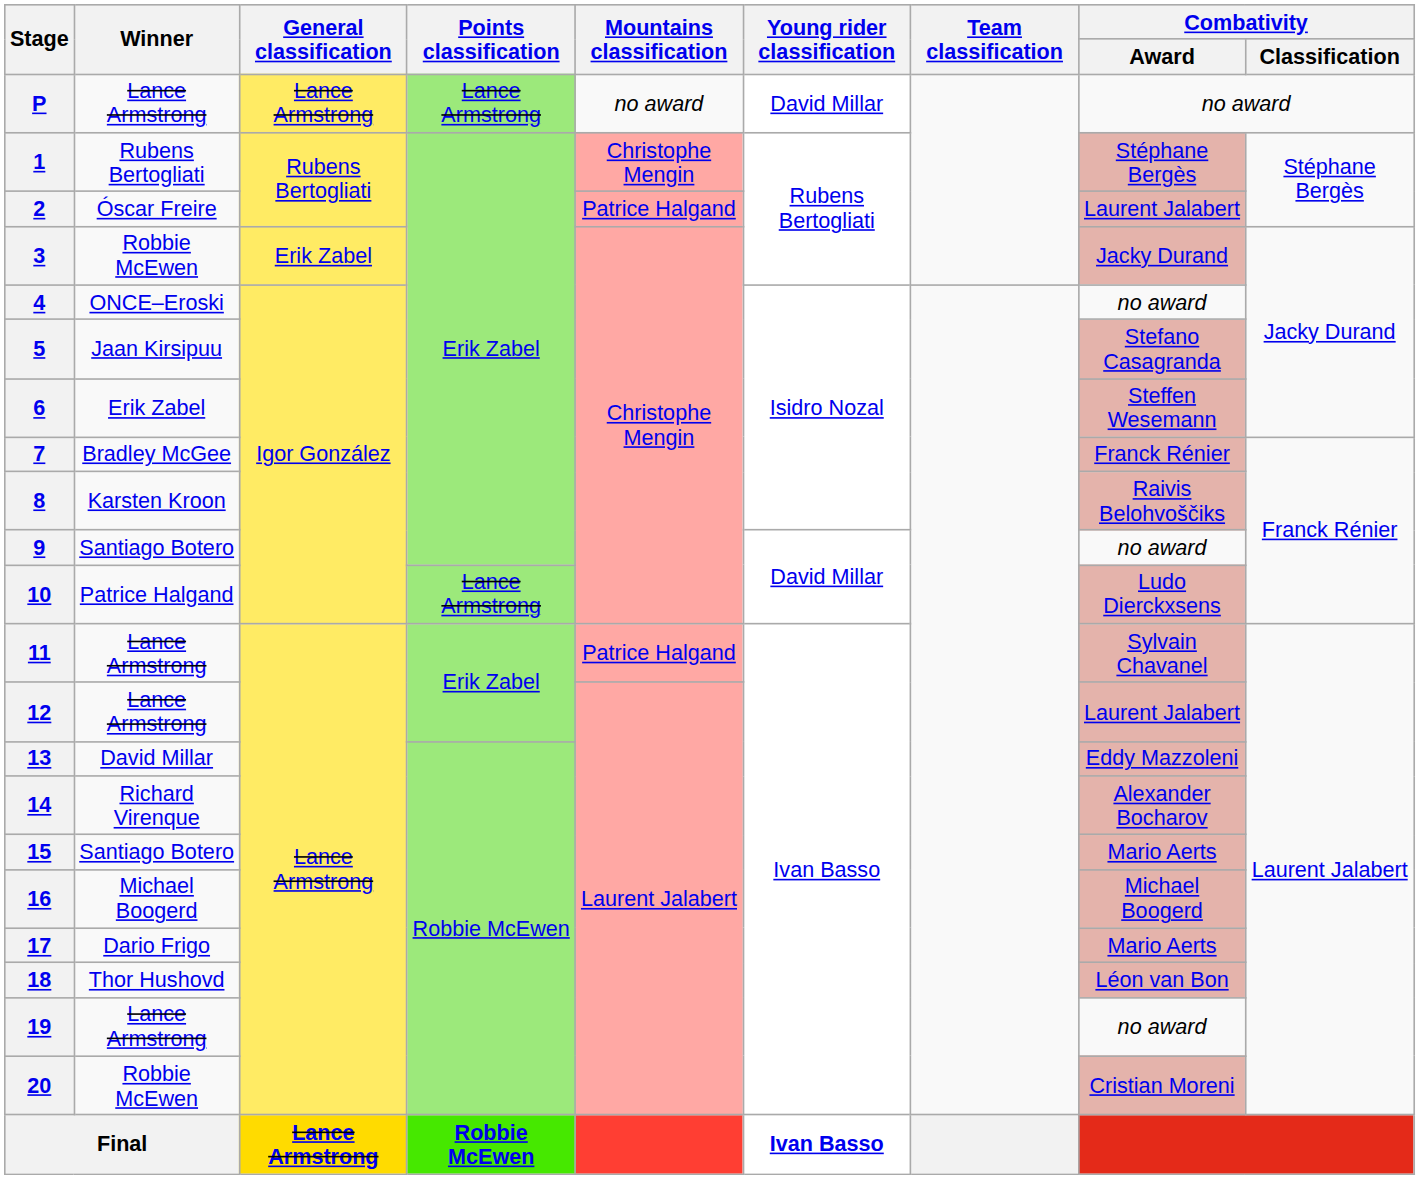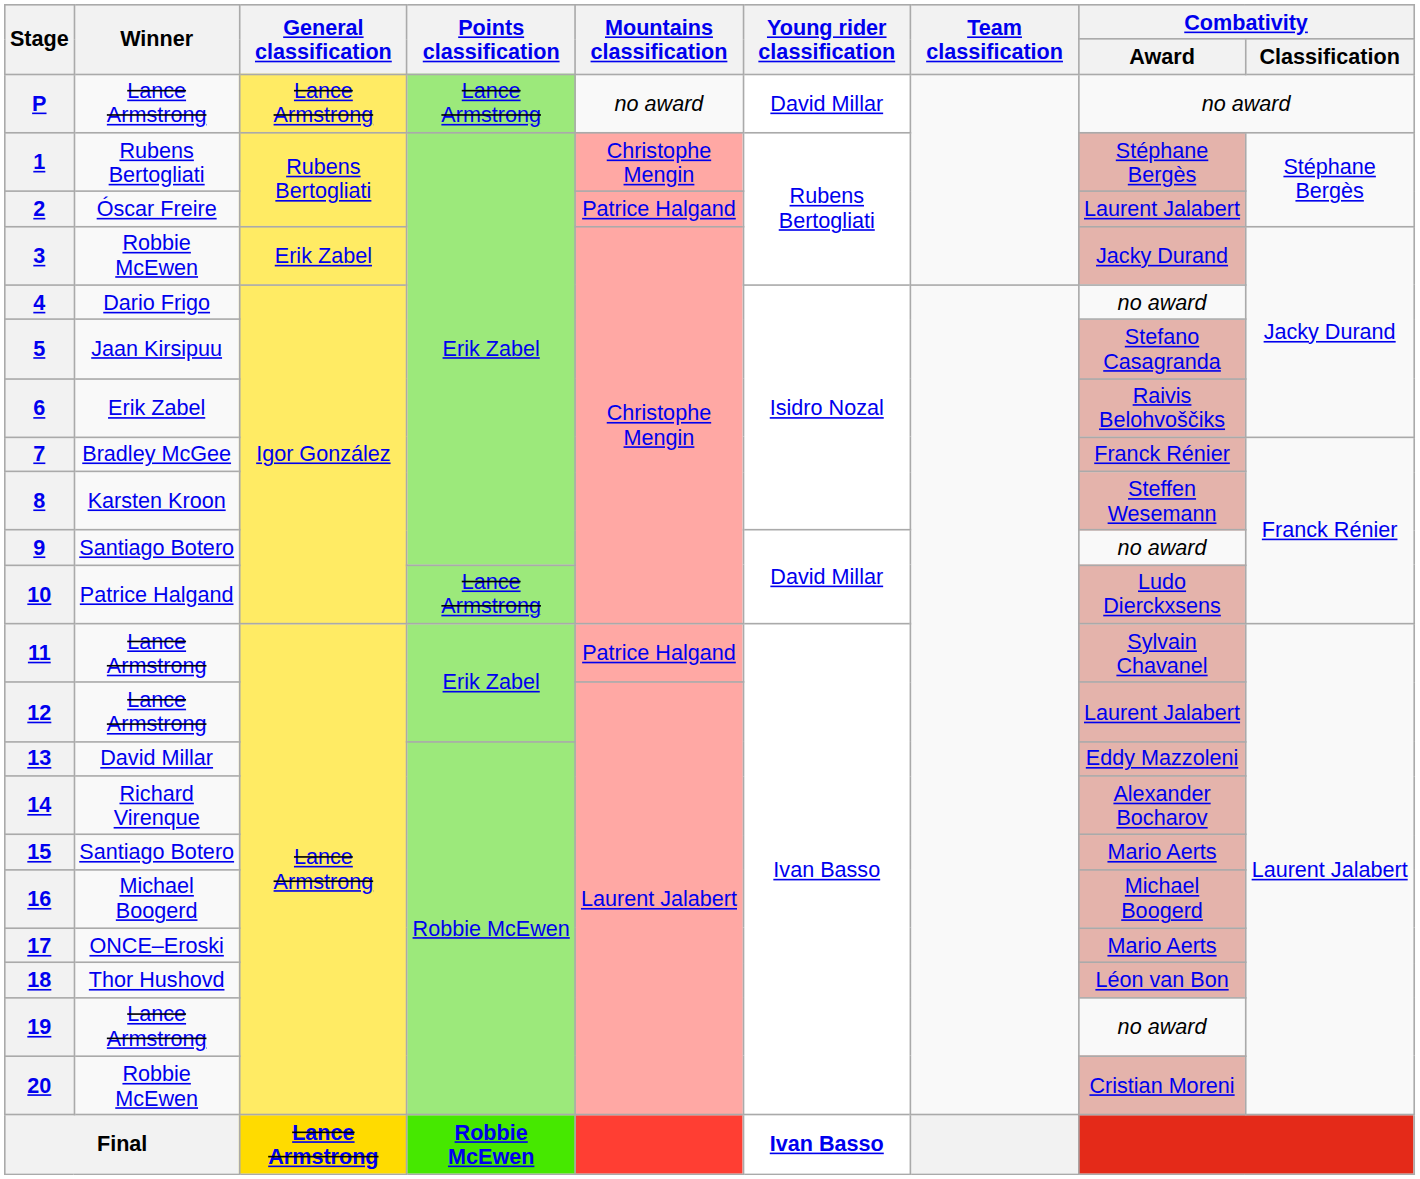(157, 302) ONCE–Eroski -> (157, 302) Dario Frigo
(1162, 408) Steffen Wesemann -> (1162, 408) Raivis Belohvoščiks
(1162, 501) Raivis Belohvoščiks -> (1162, 501) Steffen Wesemann
(157, 946) Dario Frigo -> (157, 946) ONCE–Eroski
